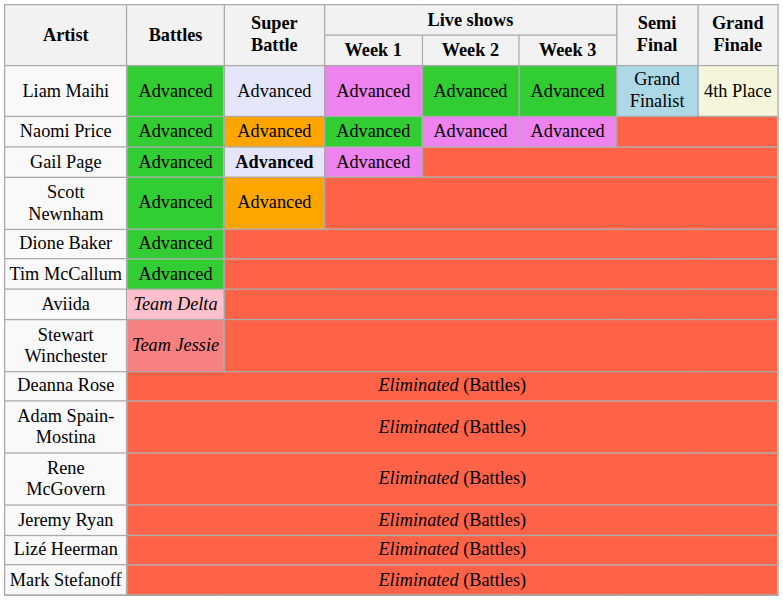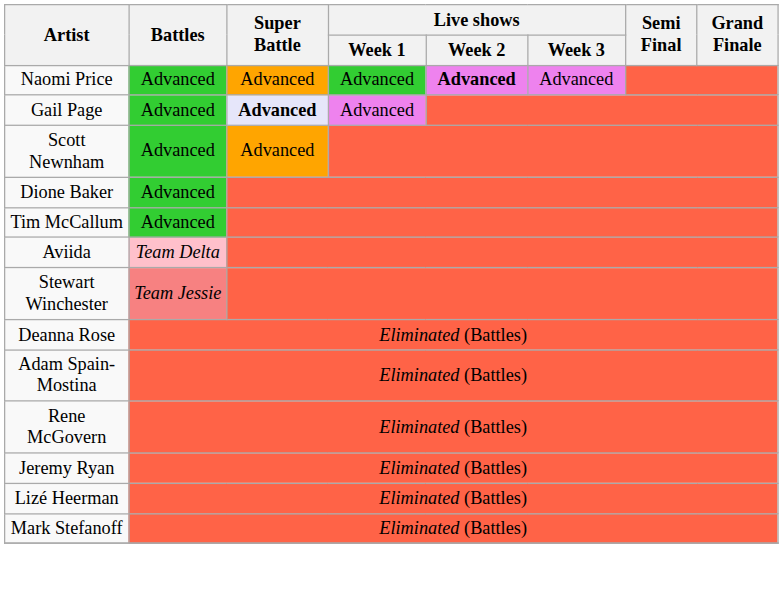- row: (66, 91)
(470, 132) normal -> (477, 80) bold
